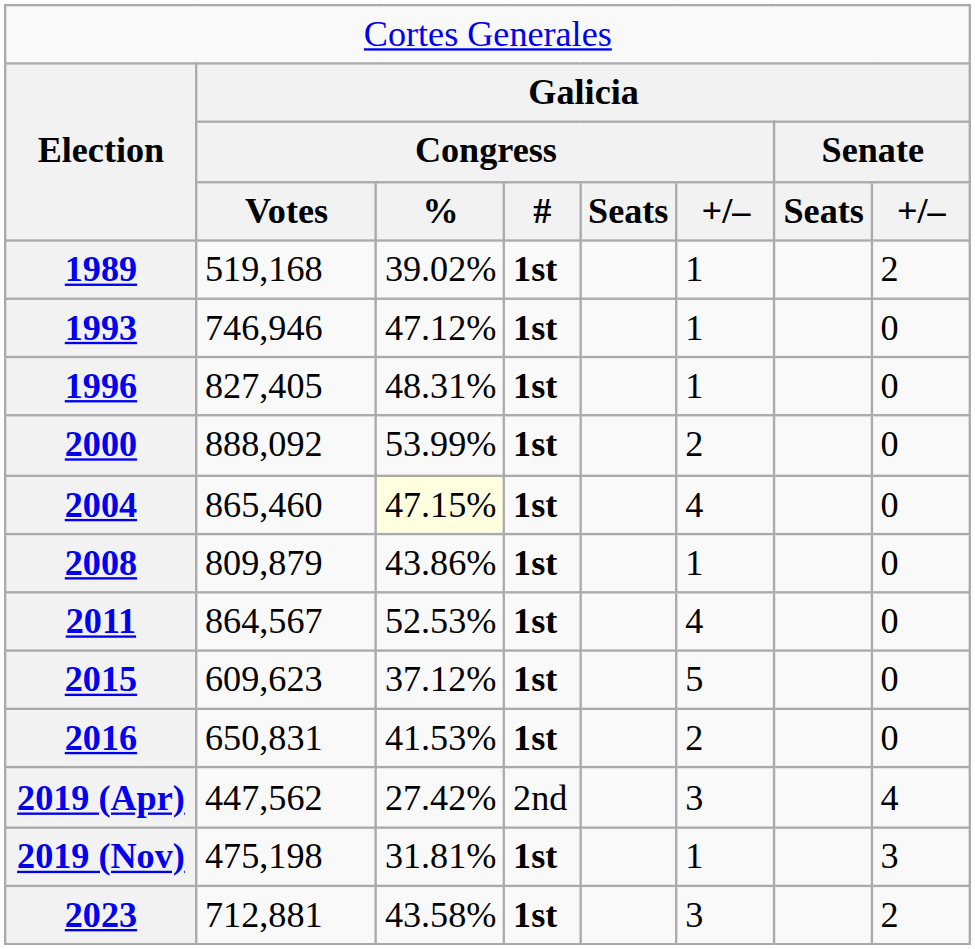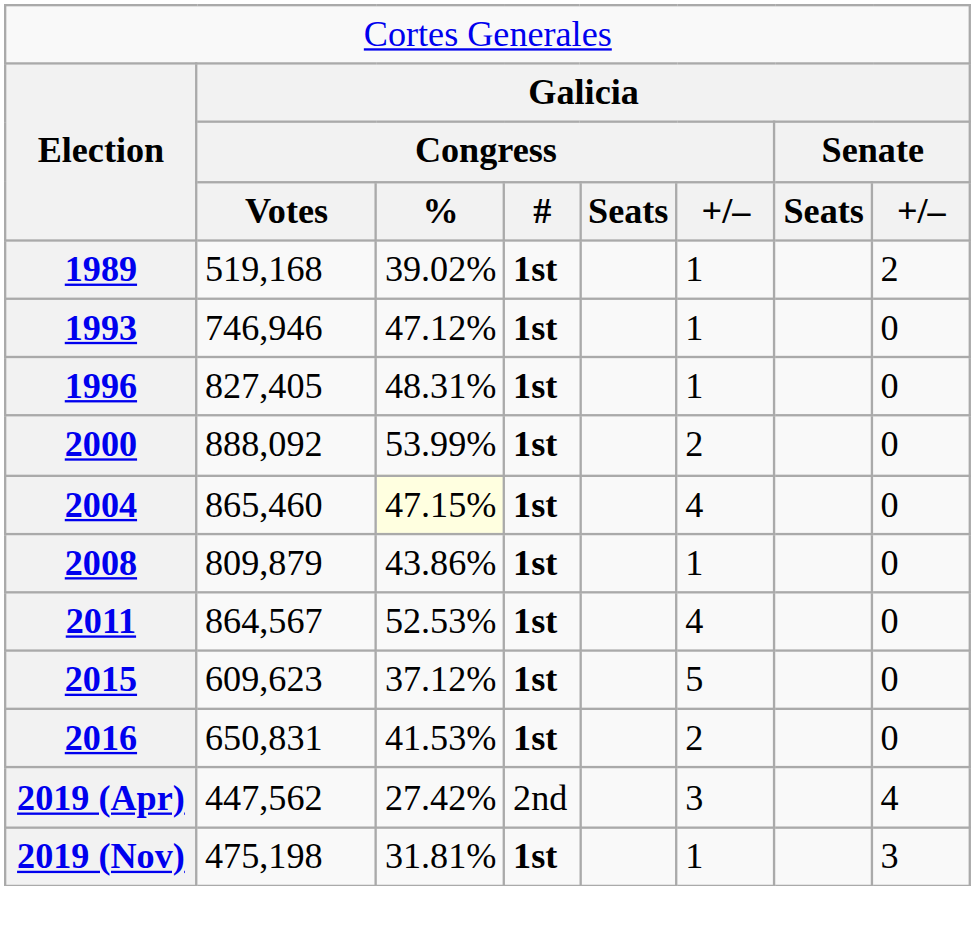- row: (101, 913)
